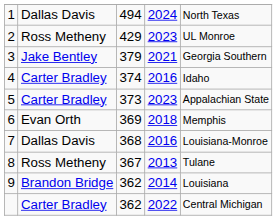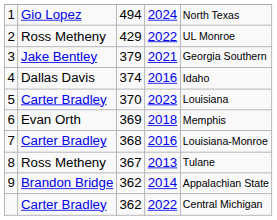(58, 15) Dallas Davis -> (51, 15) Gio Lopez
(162, 36) 2023 -> (162, 36) 2022
(64, 78) Carter Bradley -> (58, 78) Dallas Davis
(130, 99) 373 -> (130, 99) 370
(226, 99) Appalachian State -> (206, 99) Louisiana
(58, 141) Dallas Davis -> (64, 141) Carter Bradley
(206, 183) Louisiana -> (226, 183) Appalachian State
